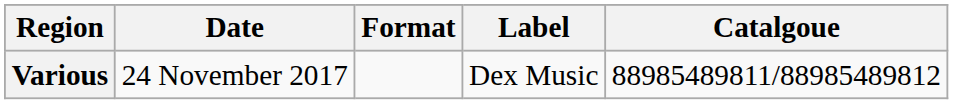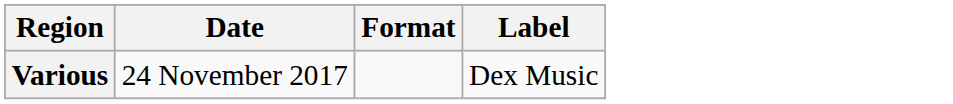- column: (776, 27)
